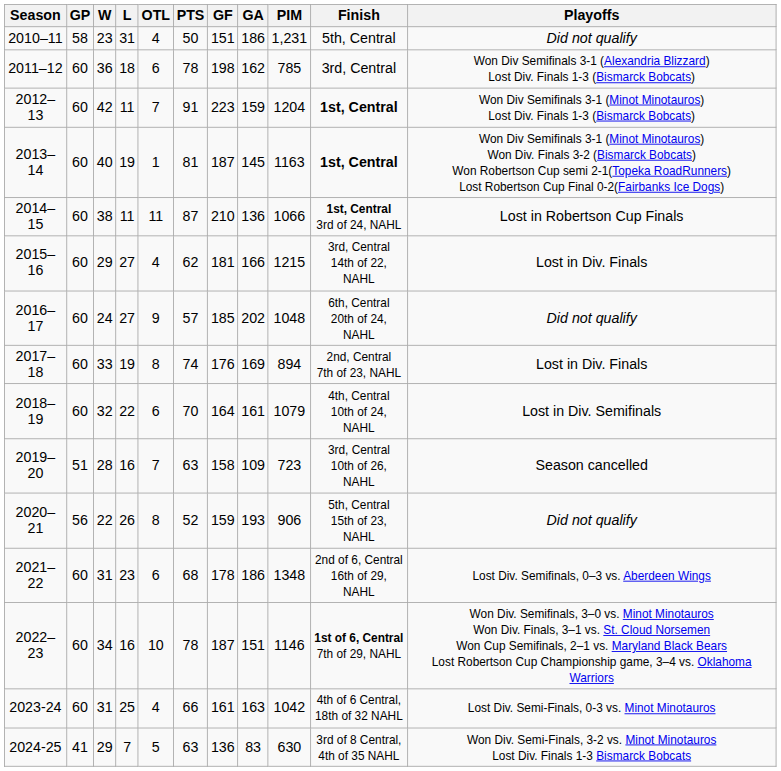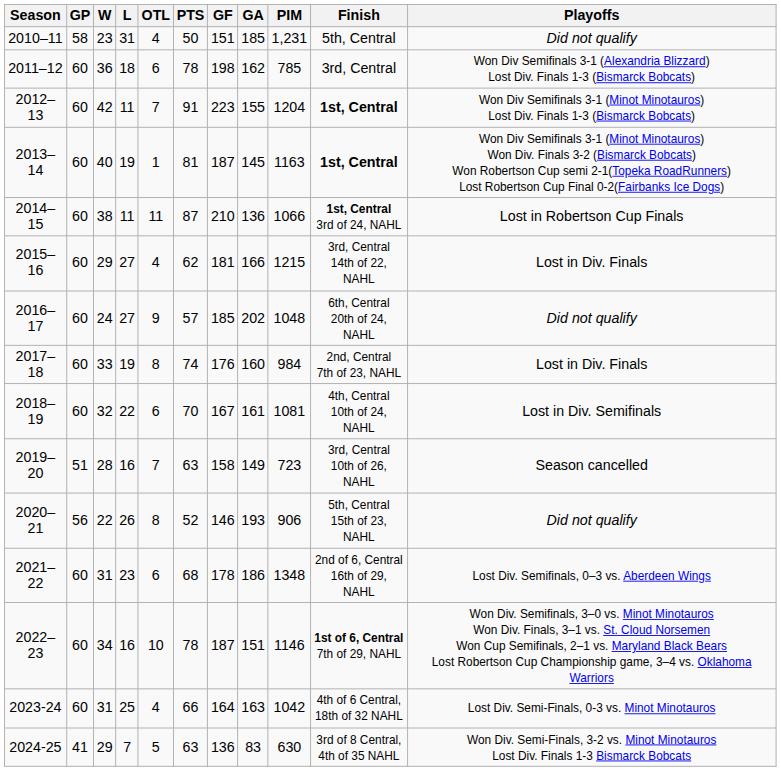(253, 38) 186 -> (253, 38) 185
(253, 107) 159 -> (253, 107) 155
(253, 364) 169 -> (253, 364) 160
(289, 364) 894 -> (289, 364) 984
(223, 411) 164 -> (223, 411) 167
(289, 411) 1079 -> (289, 411) 1081
(253, 465) 109 -> (253, 465) 149
(223, 520) 159 -> (223, 520) 146
(223, 708) 161 -> (223, 708) 164
